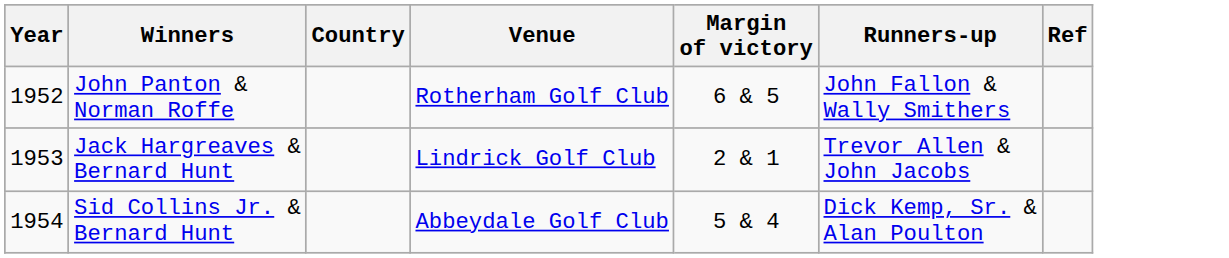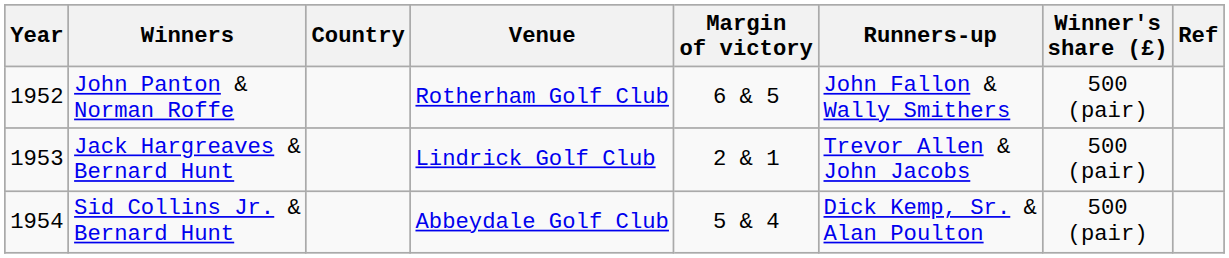+ column: (1108, 36)
